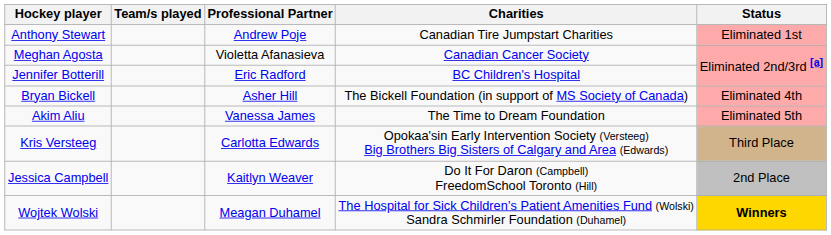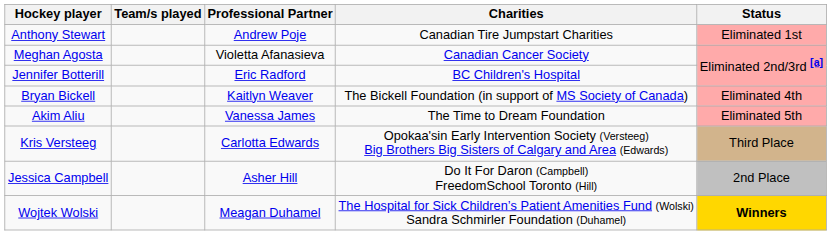(270, 95) Asher Hill -> (270, 95) Kaitlyn Weaver
(270, 178) Kaitlyn Weaver -> (270, 178) Asher Hill
